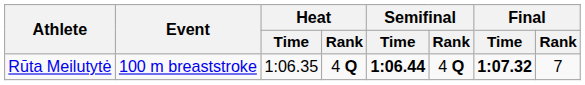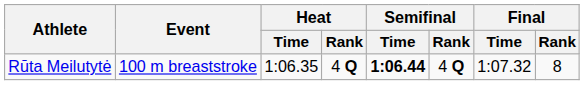(505, 67) bold -> (504, 67) normal
(558, 67) 7 -> (557, 67) 8
